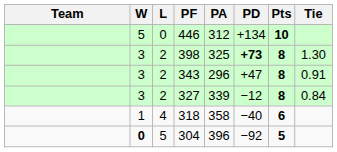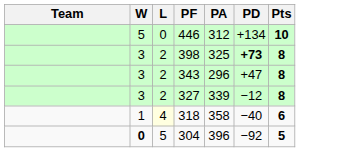- column: (313, 14)
(163, 116) no background -> (163, 116) lightyellow background
